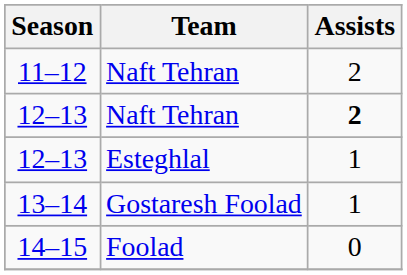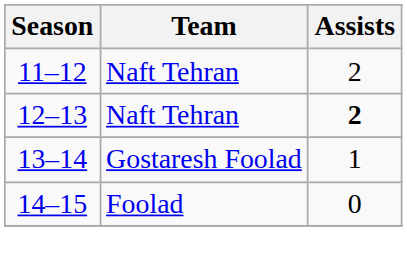- row: (52, 159)
